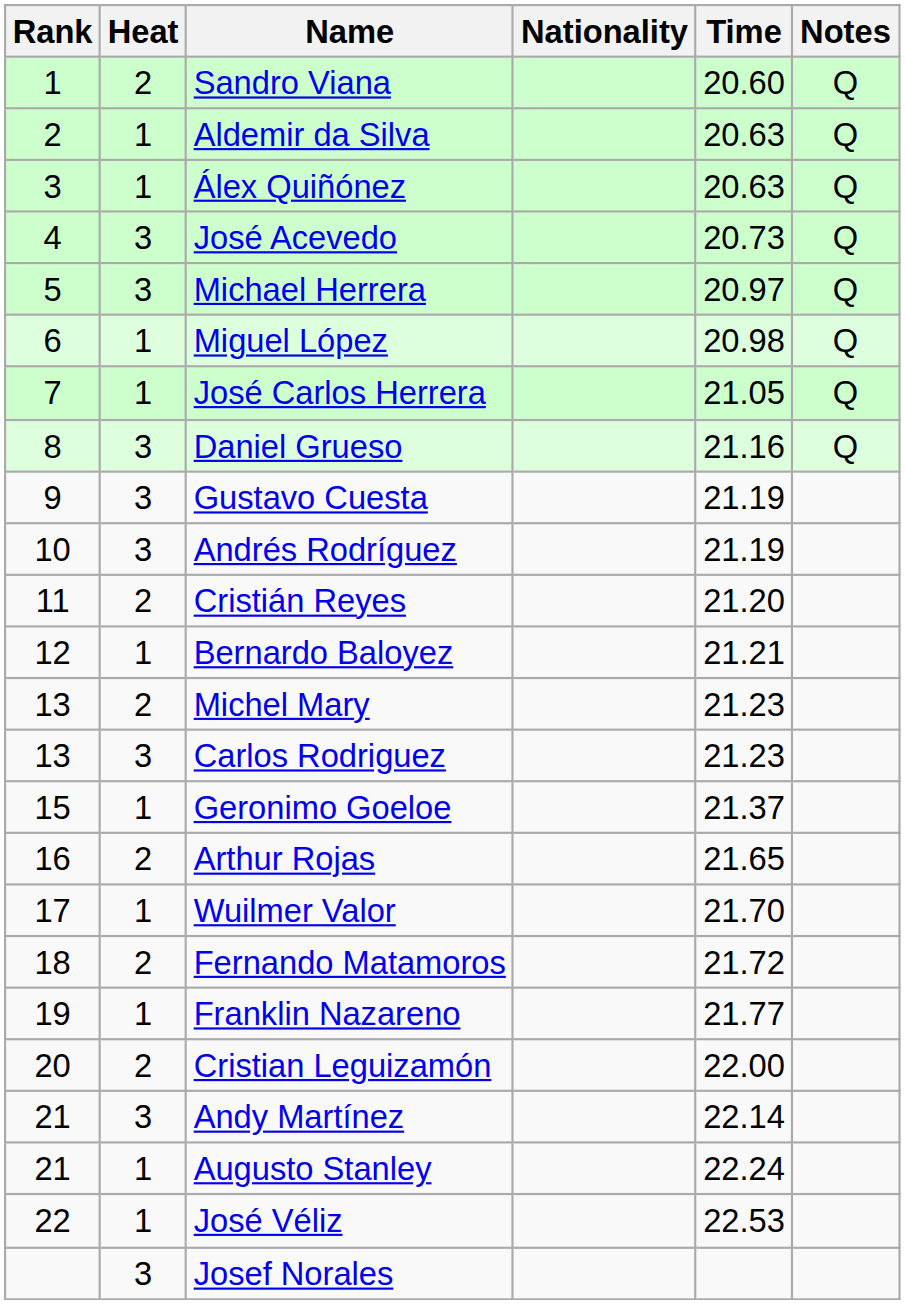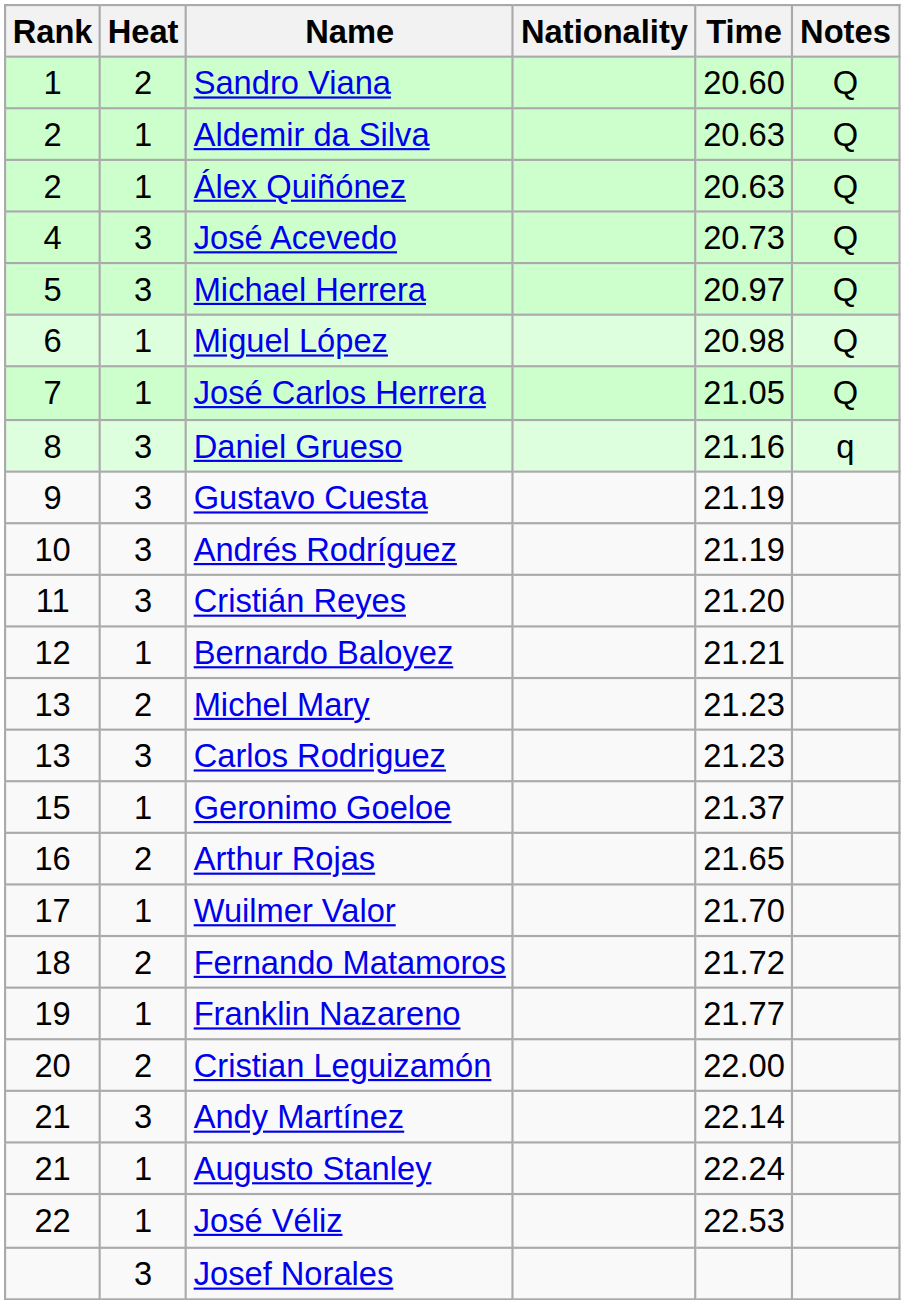(53, 186) 3 -> (53, 186) 2
(845, 445) Q -> (845, 445) q
(143, 600) 2 -> (143, 600) 3
